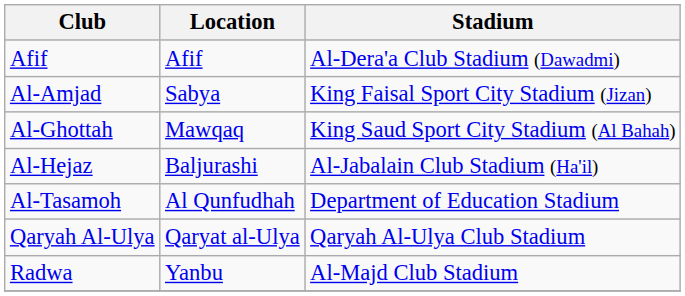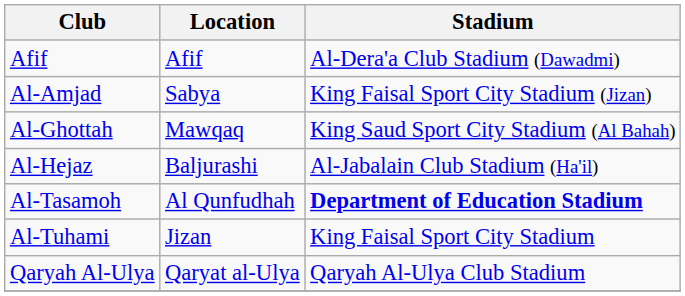(465, 201) normal -> (476, 201) bold
+ row: (60, 237)
- row: (41, 272)
